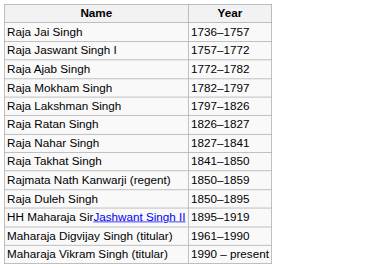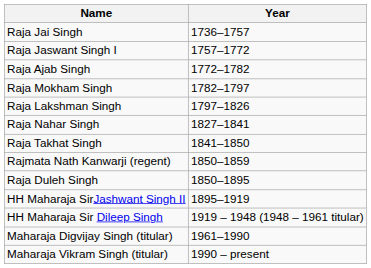- row: (53, 124)
+ row: (85, 217)
